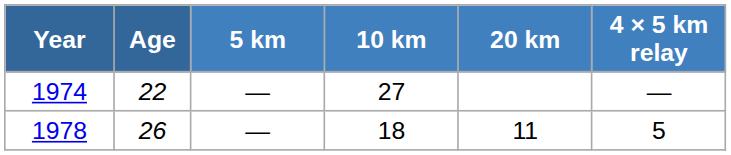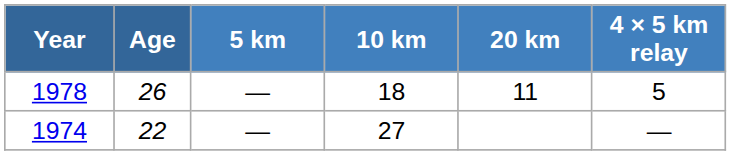rows swapped: (59, 92) <-> (59, 131)
